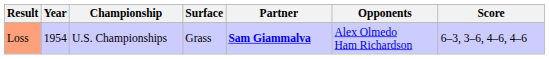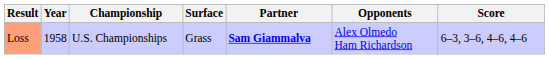(55, 38) 1954 -> (55, 38) 1958
